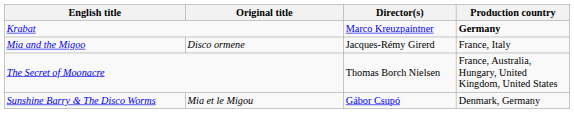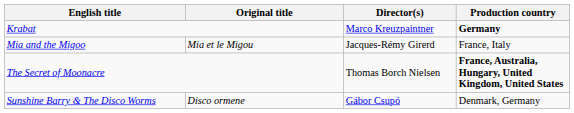(216, 45) Disco ormene -> (220, 45) Mia et le Migou
(508, 72) normal -> (511, 72) bold
(220, 100) Mia et le Migou -> (216, 100) Disco ormene
